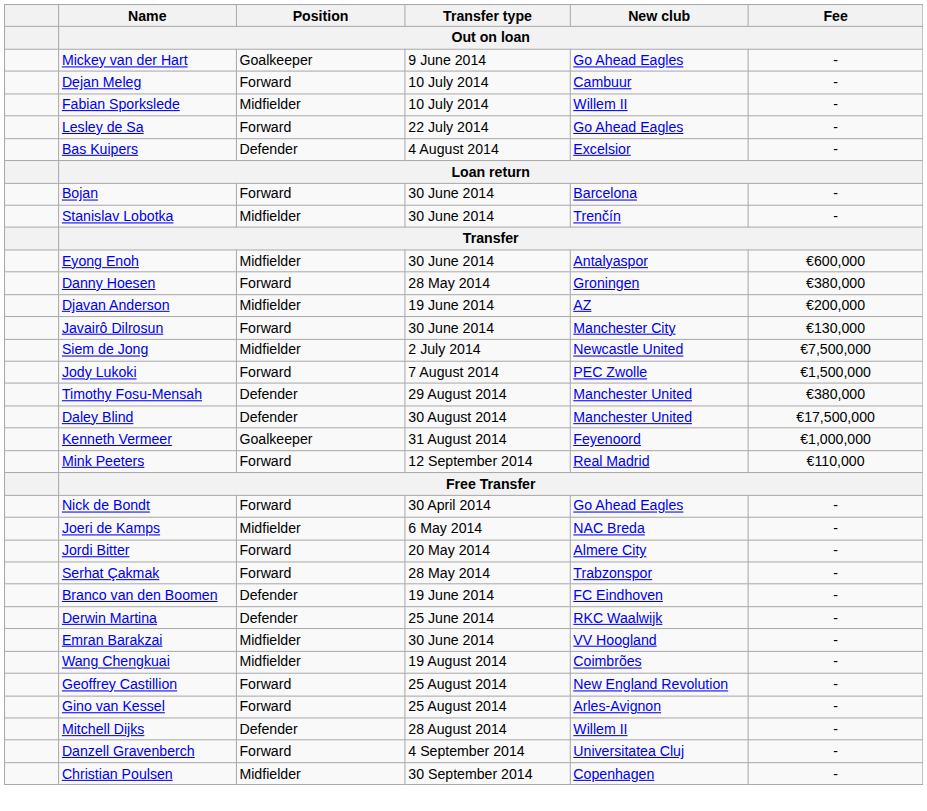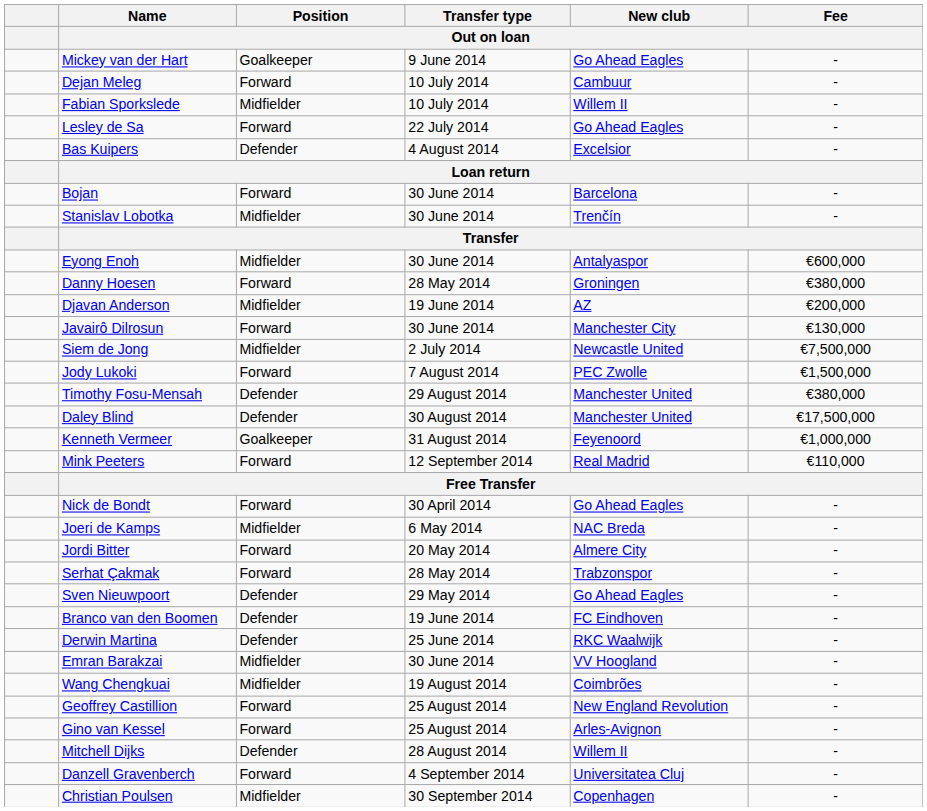+ row: (116, 595)
